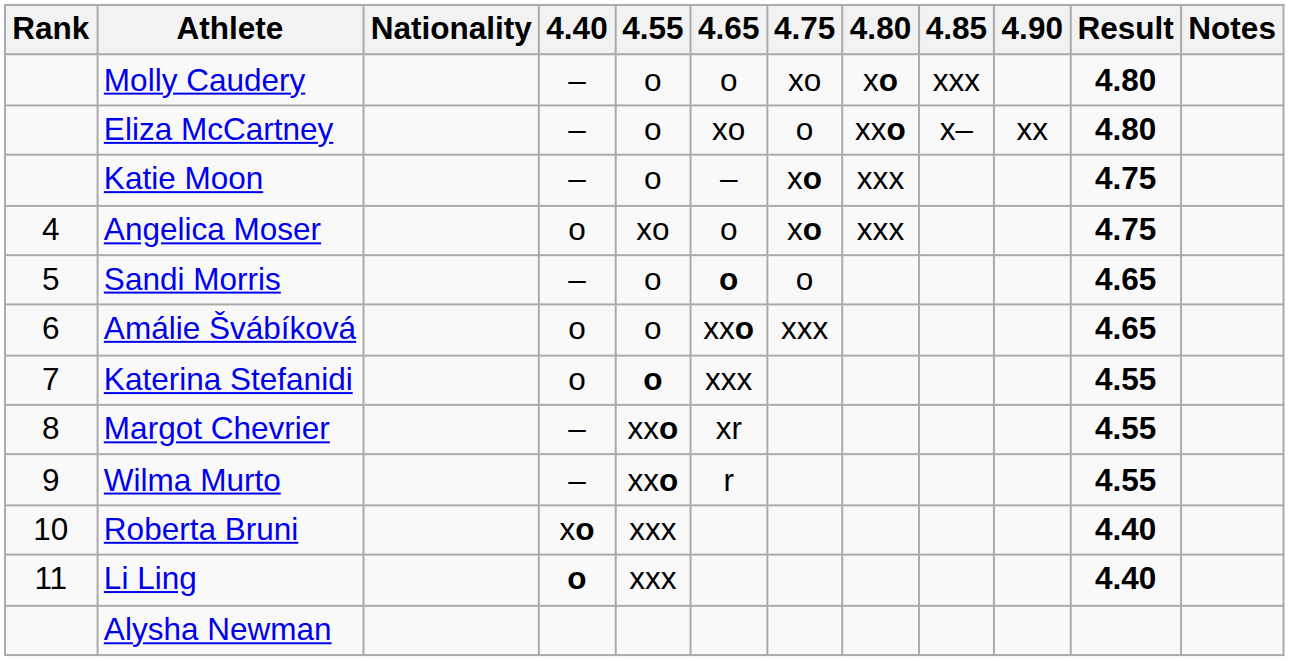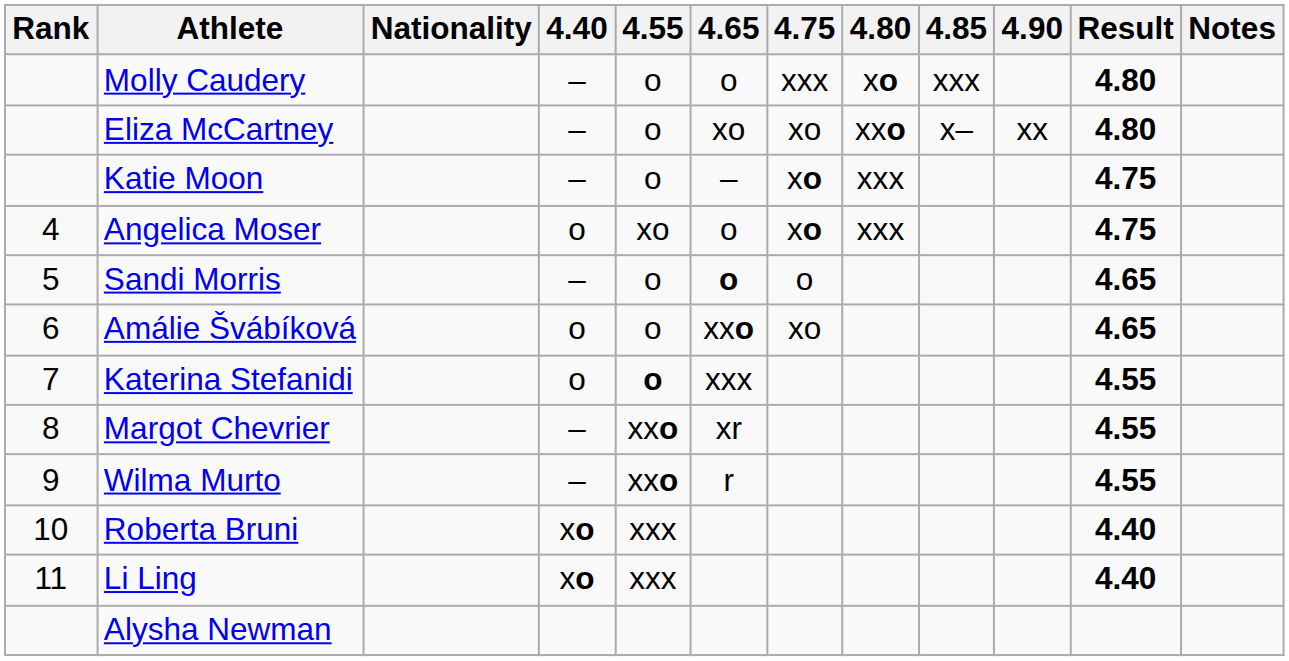(805, 79) xo -> (805, 79) xxx
(805, 129) o -> (805, 129) xo
(805, 329) xxx -> (805, 329) xo
(577, 579) o -> (577, 579) xo
